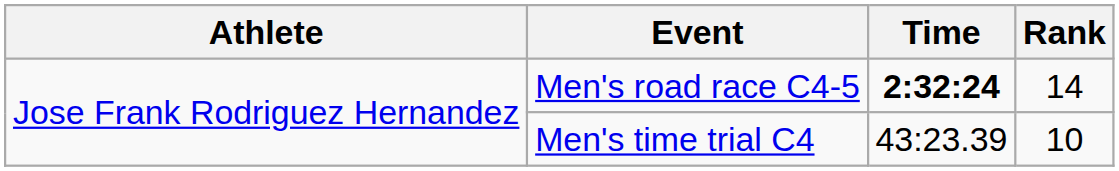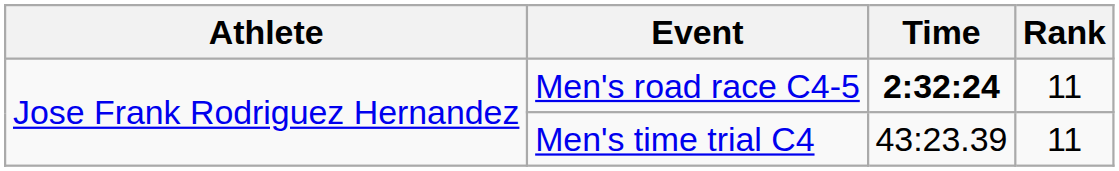(1065, 86) 14 -> (1065, 86) 11
(1065, 139) 10 -> (1065, 139) 11
